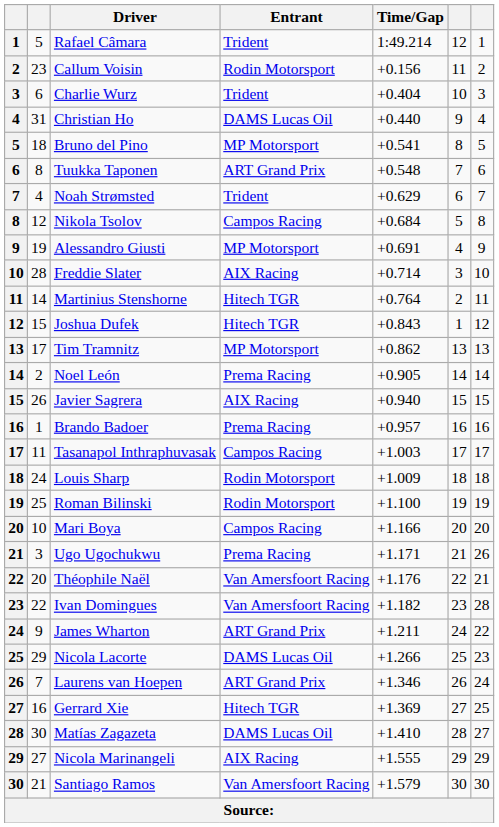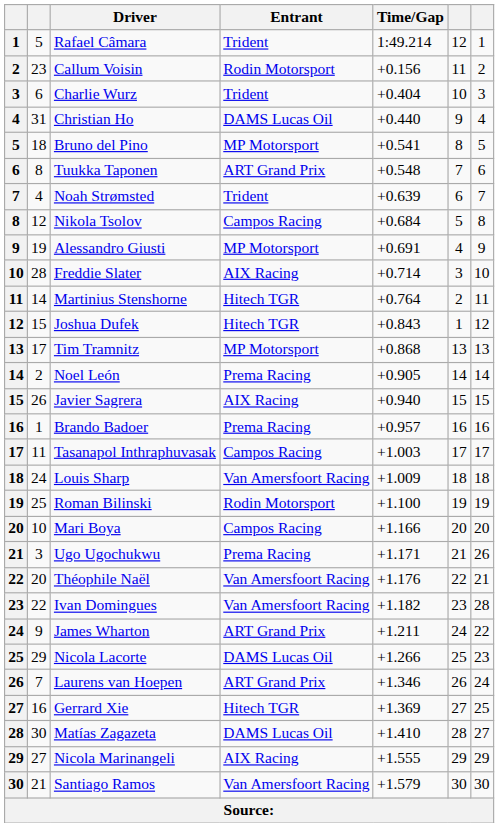(399, 195) +0.629 -> (399, 195) +0.639
(399, 349) +0.862 -> (399, 349) +0.868
(279, 477) Rodin Motorsport -> (296, 477) Van Amersfoort Racing
